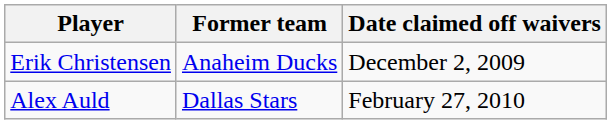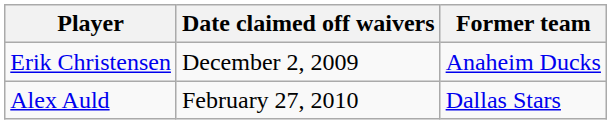columns swapped: (260, 23) <-> (475, 23)
